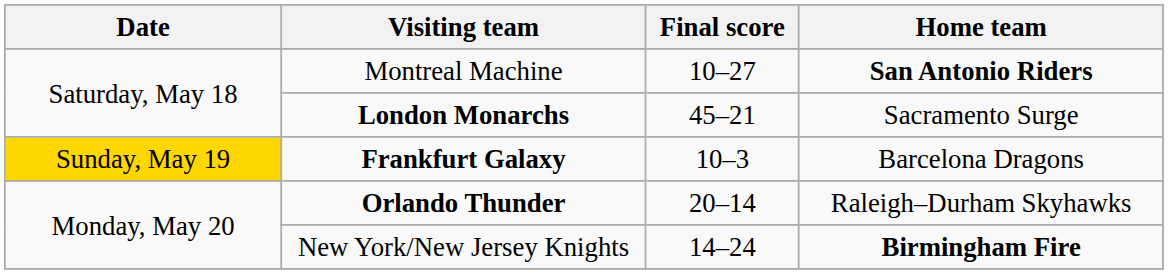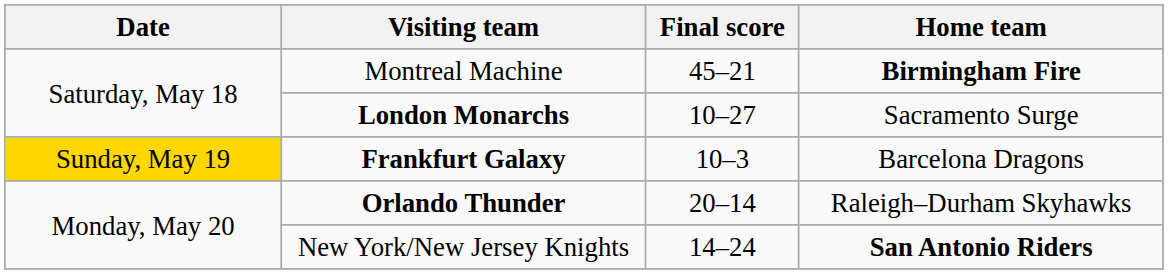(722, 70) 10–27 -> (722, 70) 45–21
(981, 70) San Antonio Riders -> (981, 70) Birmingham Fire
(722, 114) 45–21 -> (722, 114) 10–27
(981, 247) Birmingham Fire -> (981, 247) San Antonio Riders
